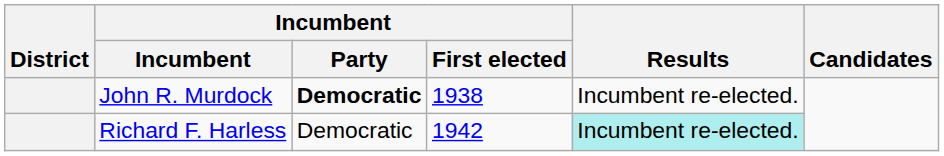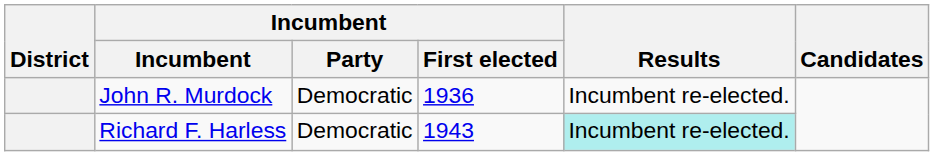(359, 95) bold -> (355, 95) normal
(457, 95) 1938 -> (449, 95) 1936
(457, 131) 1942 -> (449, 131) 1943
